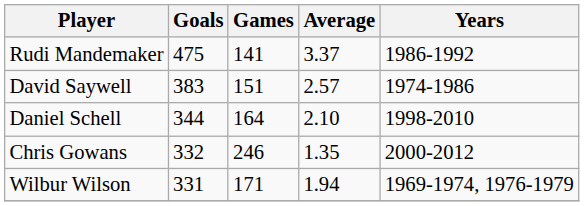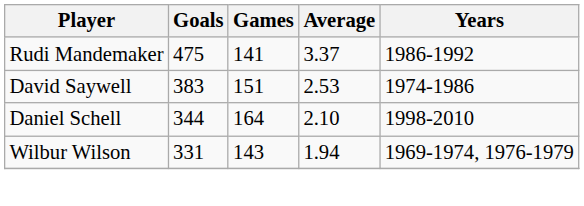(321, 86) 2.57 -> (321, 86) 2.53
- row: (68, 151)
(249, 184) 171 -> (249, 151) 143
